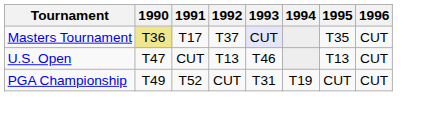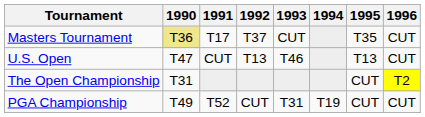(264, 37) lavender background -> (291, 37) no background
+ row: (84, 80)
